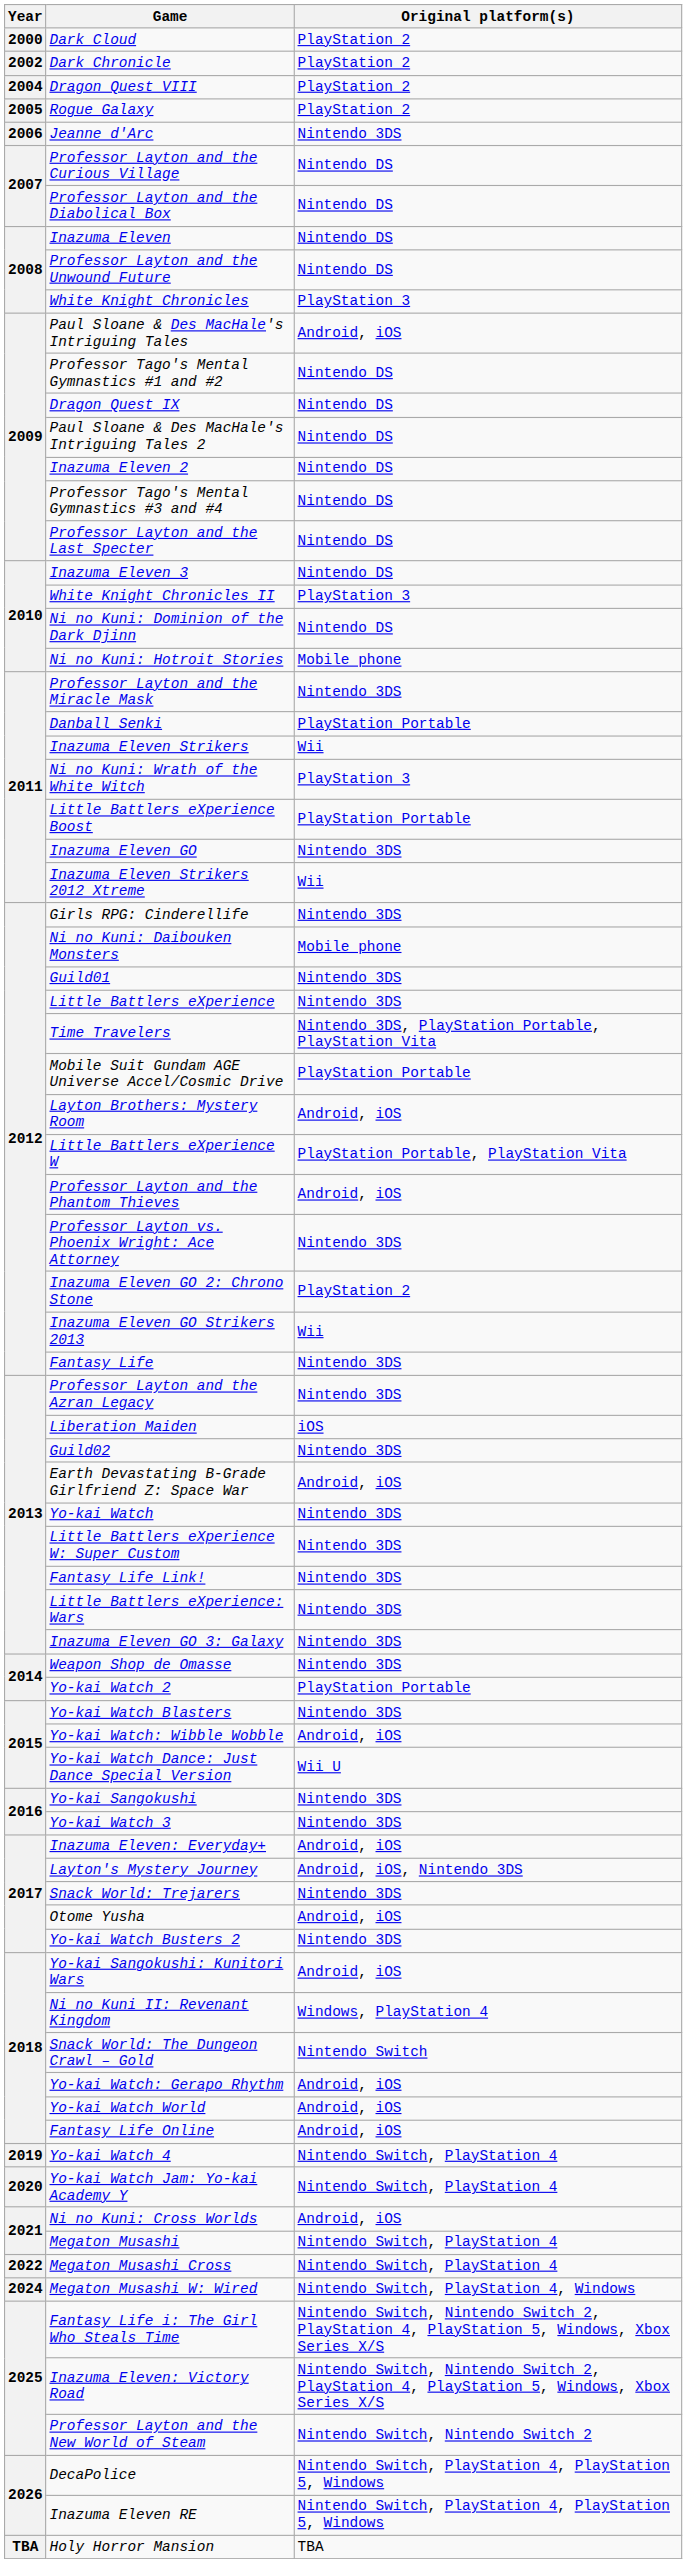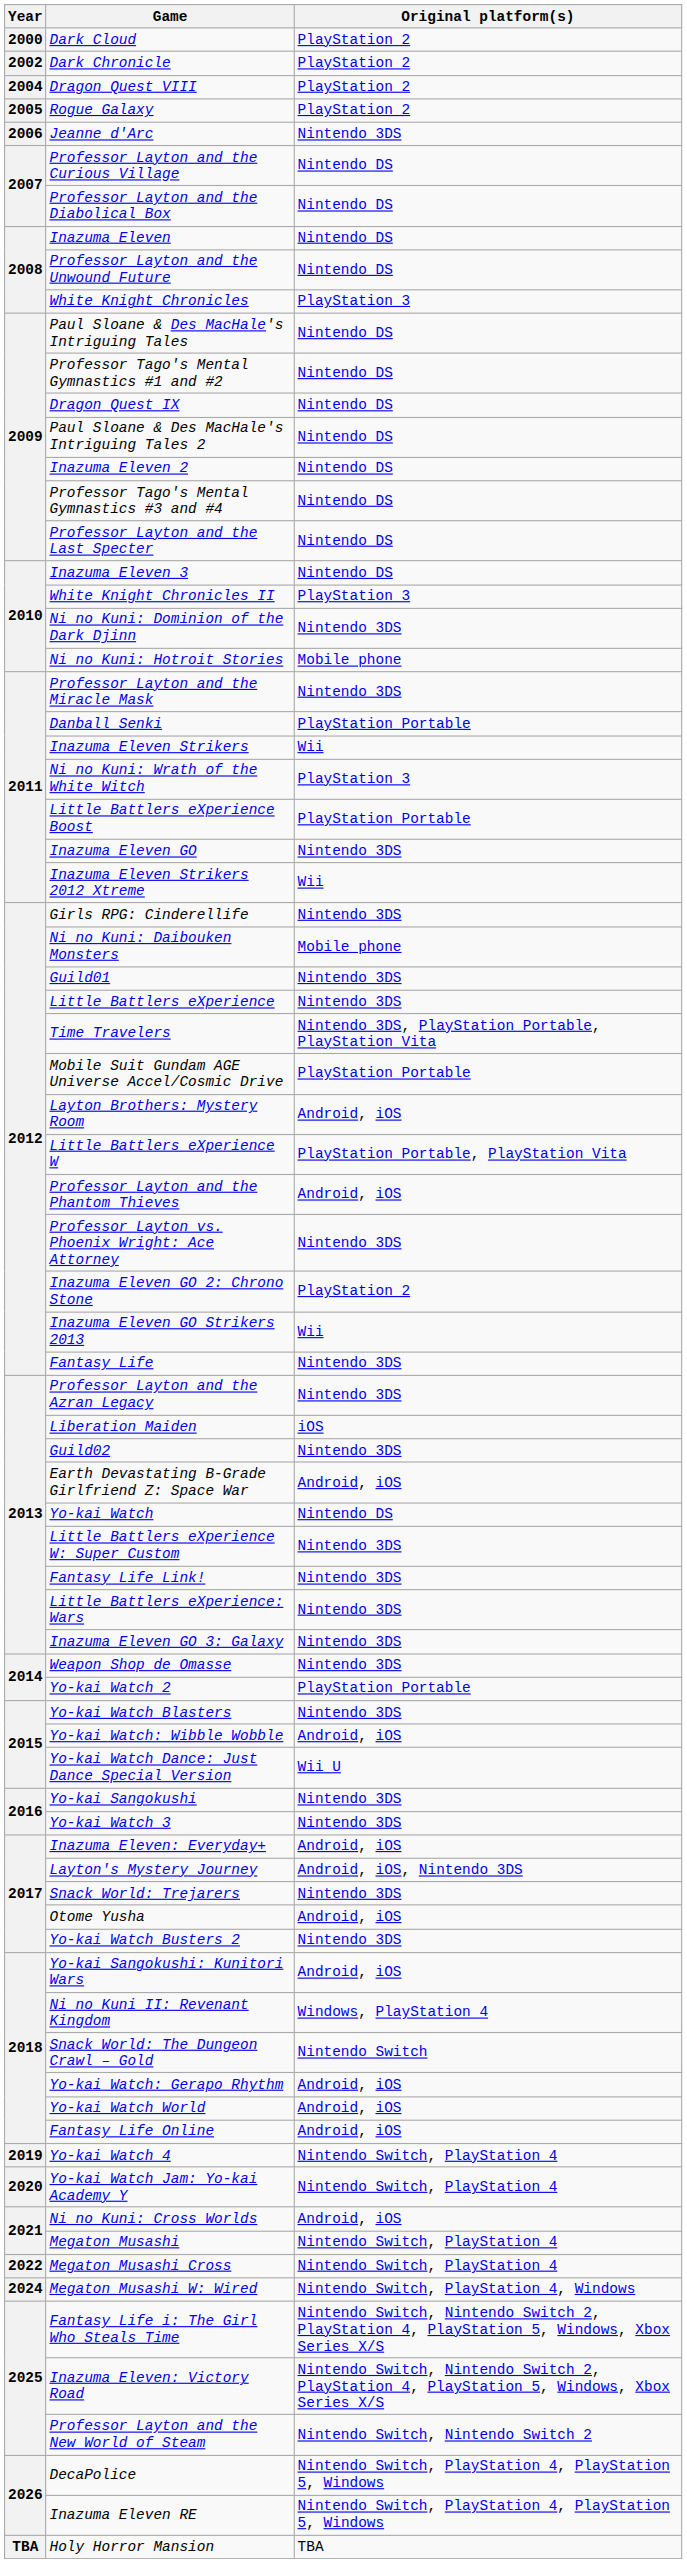(350, 333) Android, iOS -> (345, 333) Nintendo DS
(345, 628) Nintendo DS -> (350, 628) Nintendo 3DS
(350, 1514) Nintendo 3DS -> (345, 1514) Nintendo DS
